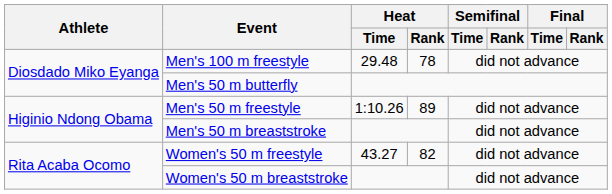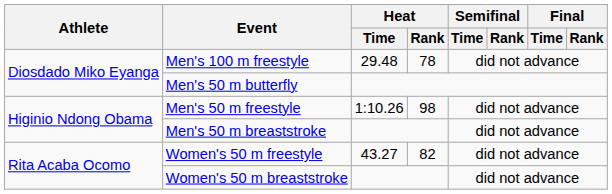(427, 108) 89 -> (427, 108) 98
